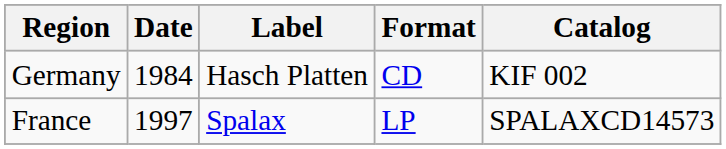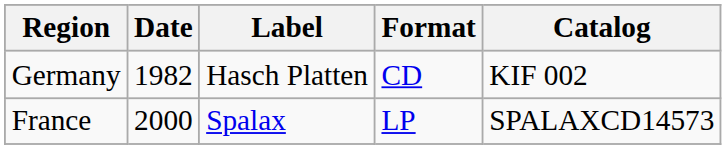(163, 74) 1984 -> (163, 74) 1982
(163, 120) 1997 -> (163, 120) 2000
